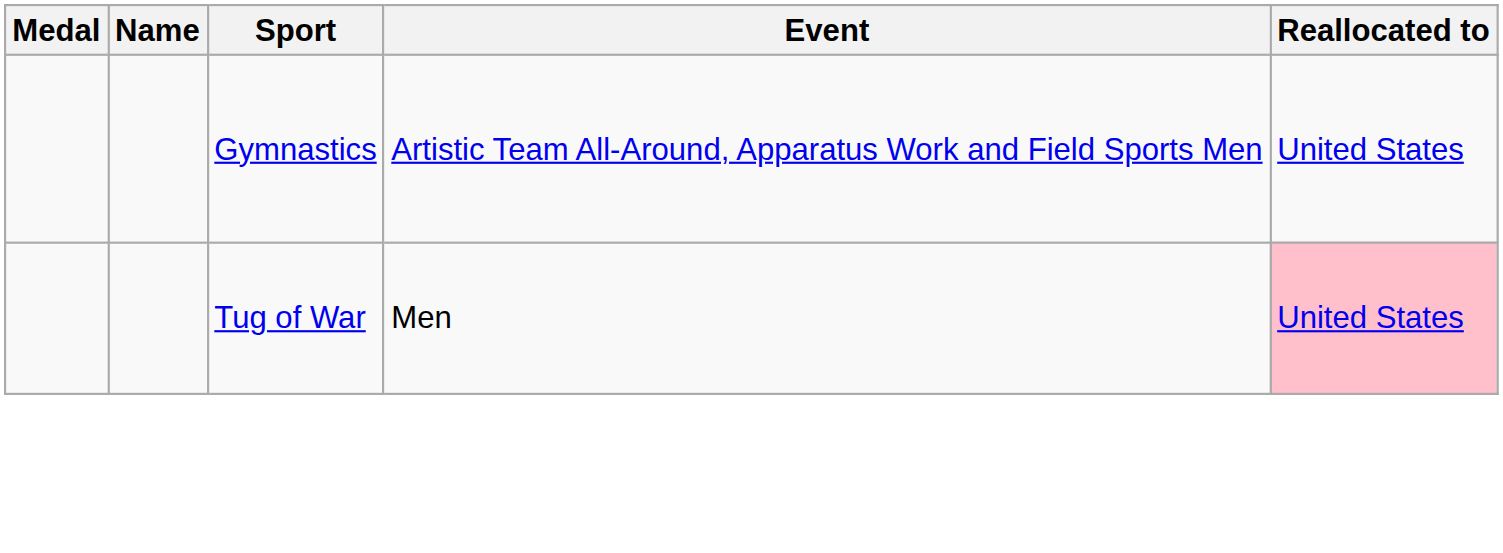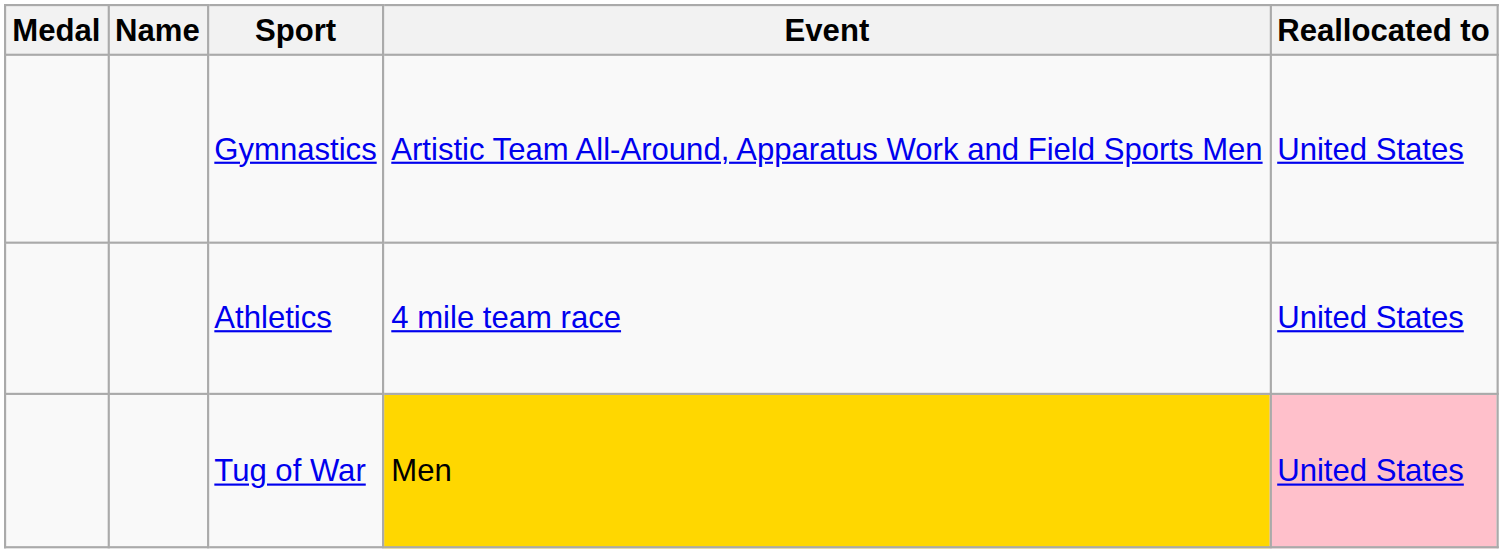+ row: (273, 318)
(422, 318) no background -> (422, 471) gold background
